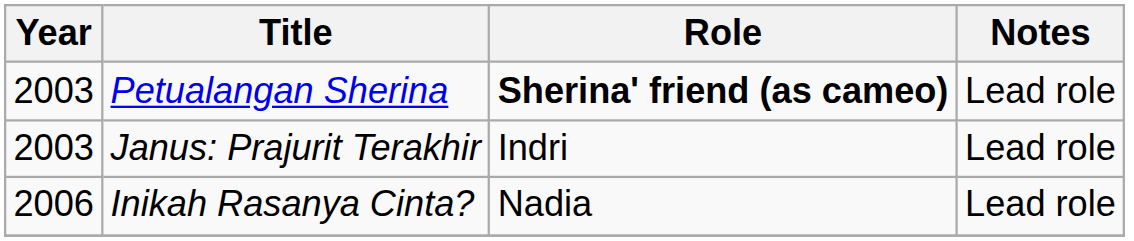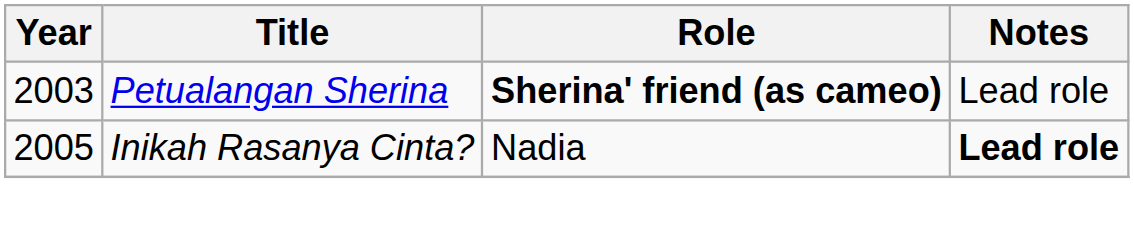- row: (296, 147)
(54, 205) 2006 -> (54, 147) 2005
(1040, 205) normal -> (1039, 147) bold
